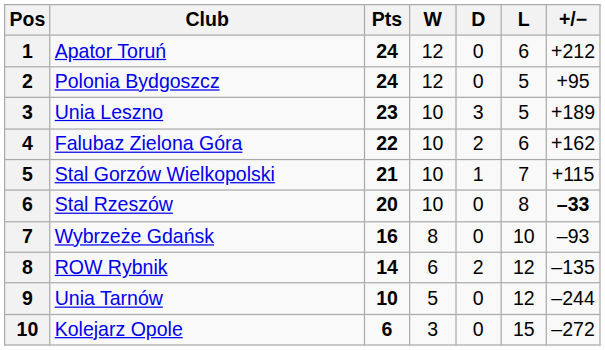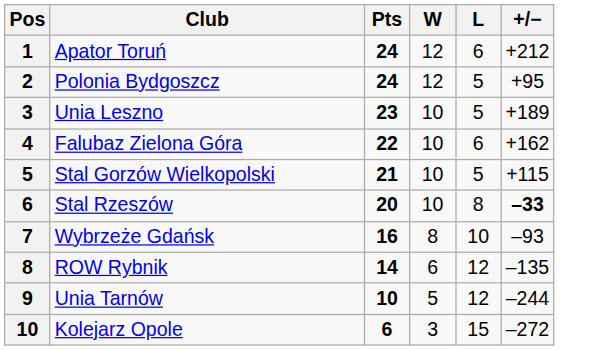- column: (478, 19)
(524, 174) 7 -> (478, 174) 5
